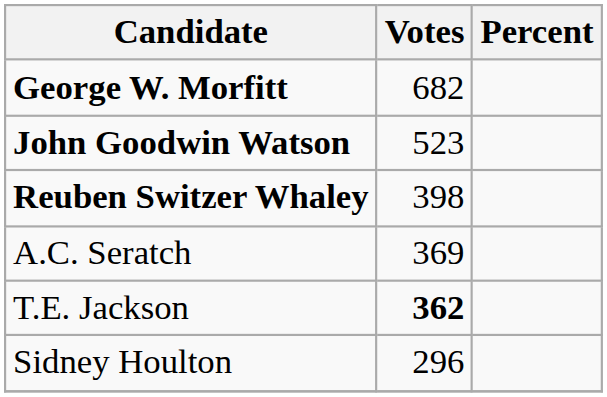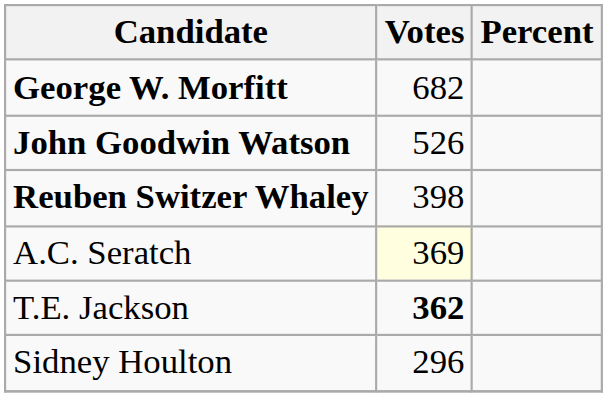(438, 142) 523 -> (438, 142) 526
(438, 252) no background -> (438, 252) lightyellow background
